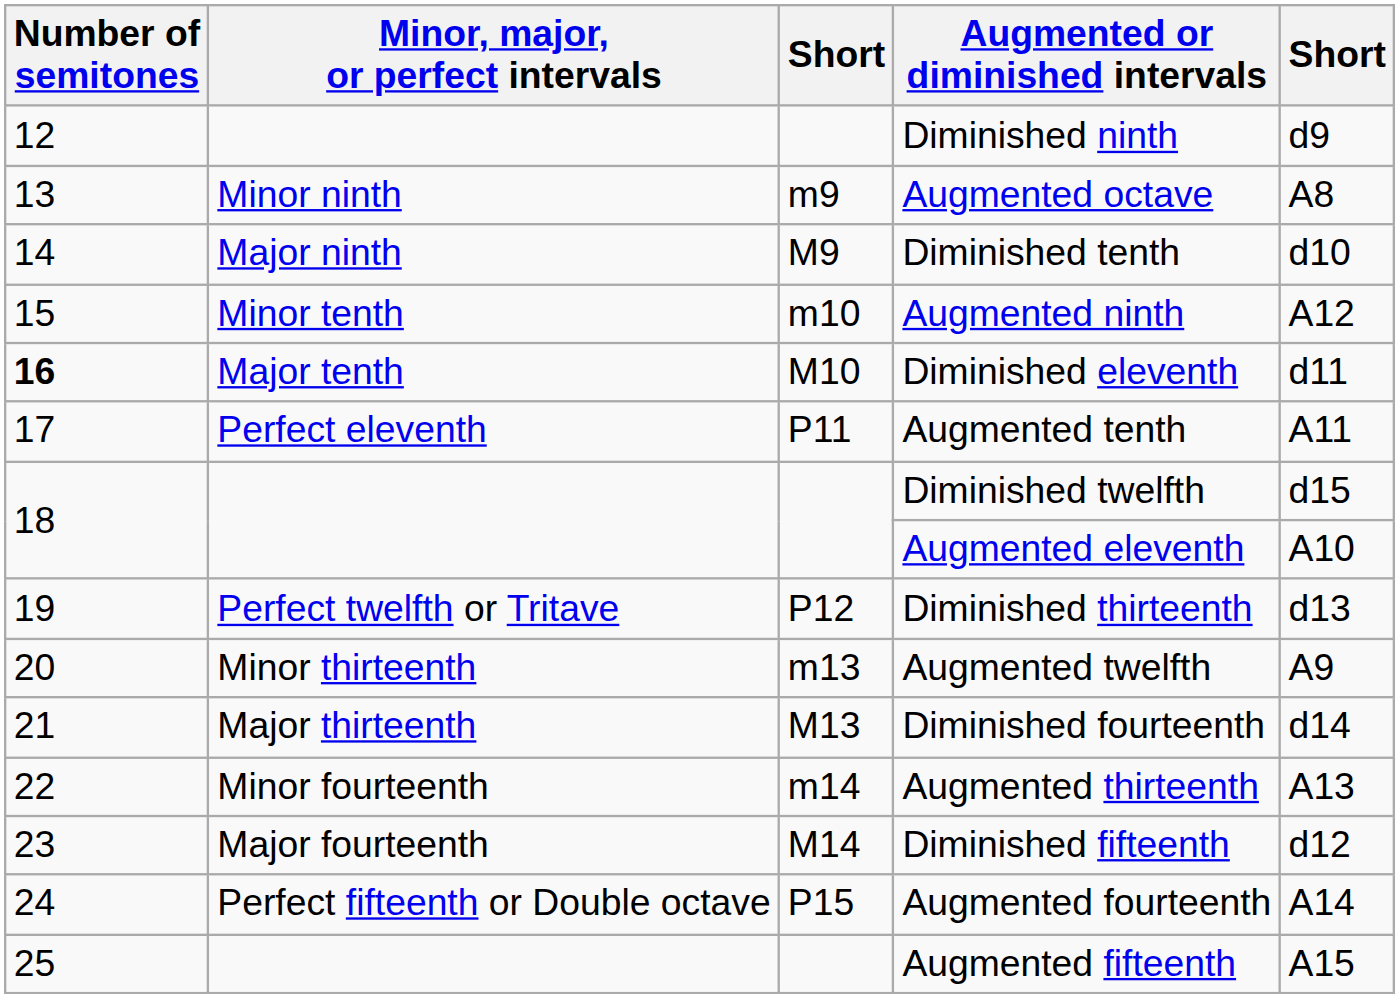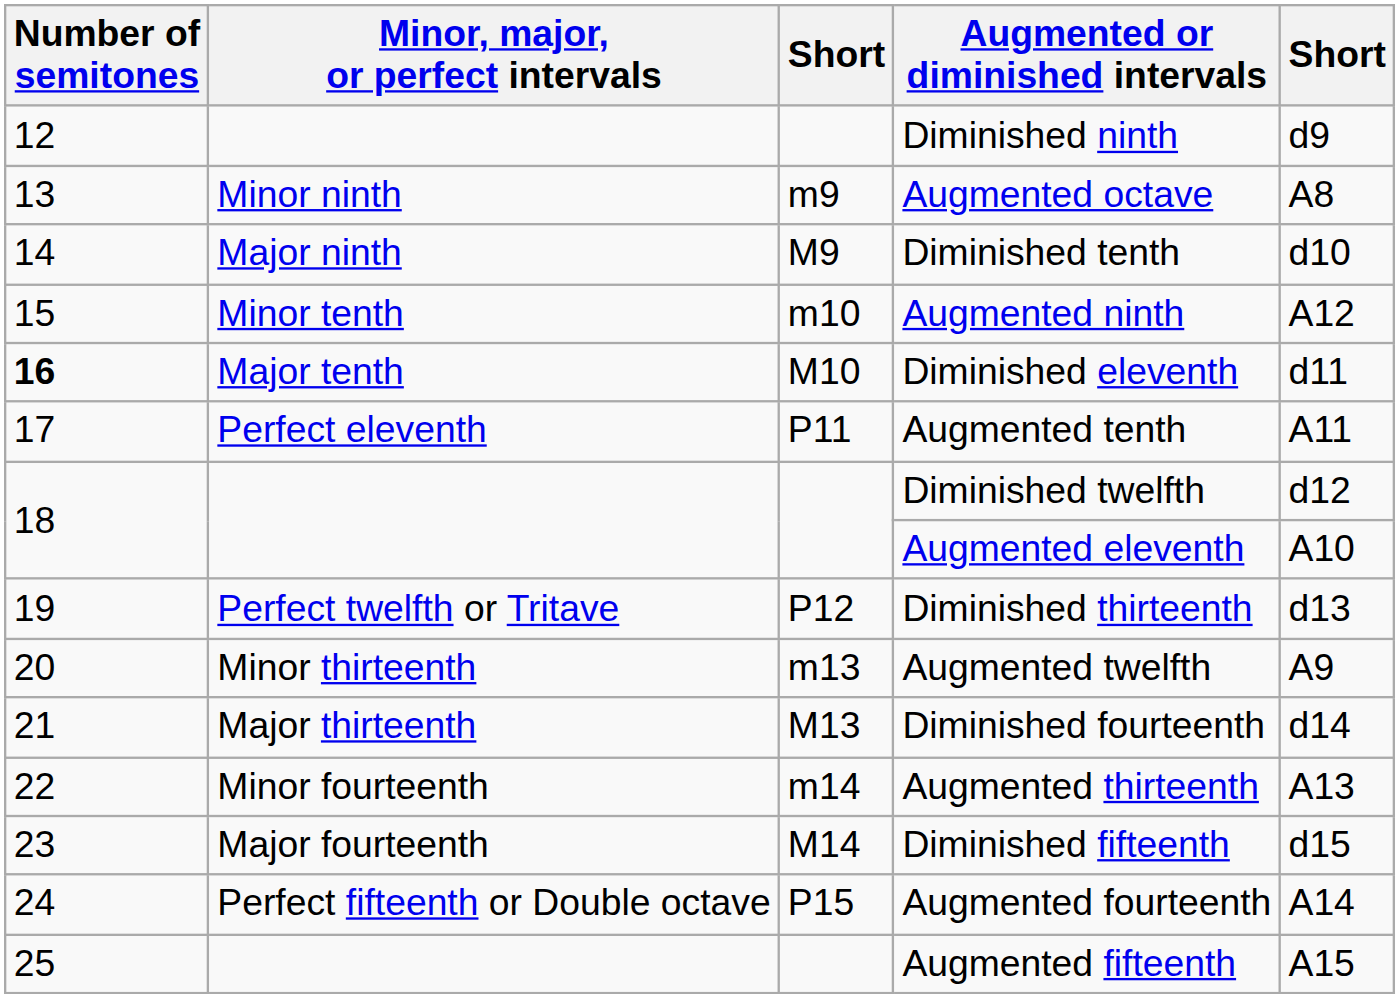(1320, 489) d15 -> (1320, 489) d12
(1320, 844) d12 -> (1320, 844) d15
